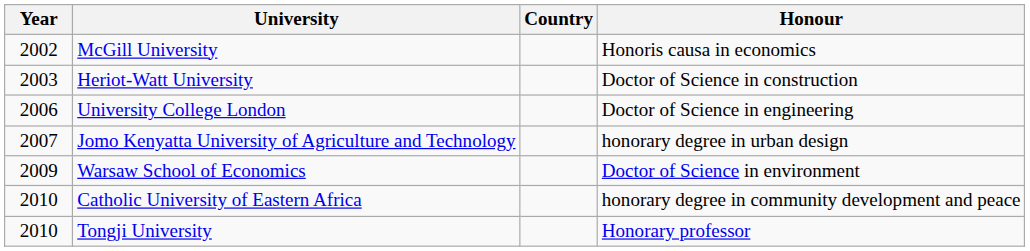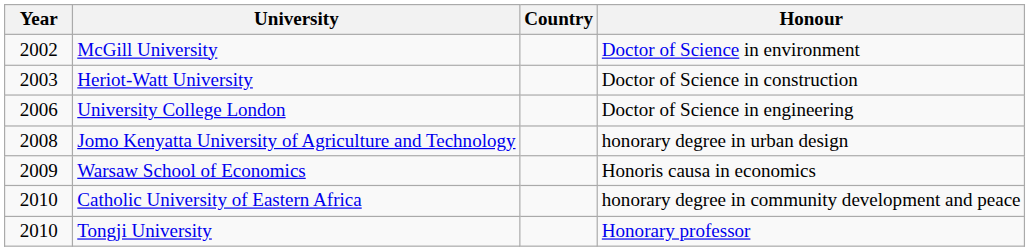(709, 49) Honoris causa in economics -> (731, 49) Doctor of Science in environment
(39, 140) 2007 -> (39, 140) 2008
(731, 170) Doctor of Science in environment -> (709, 170) Honoris causa in economics
